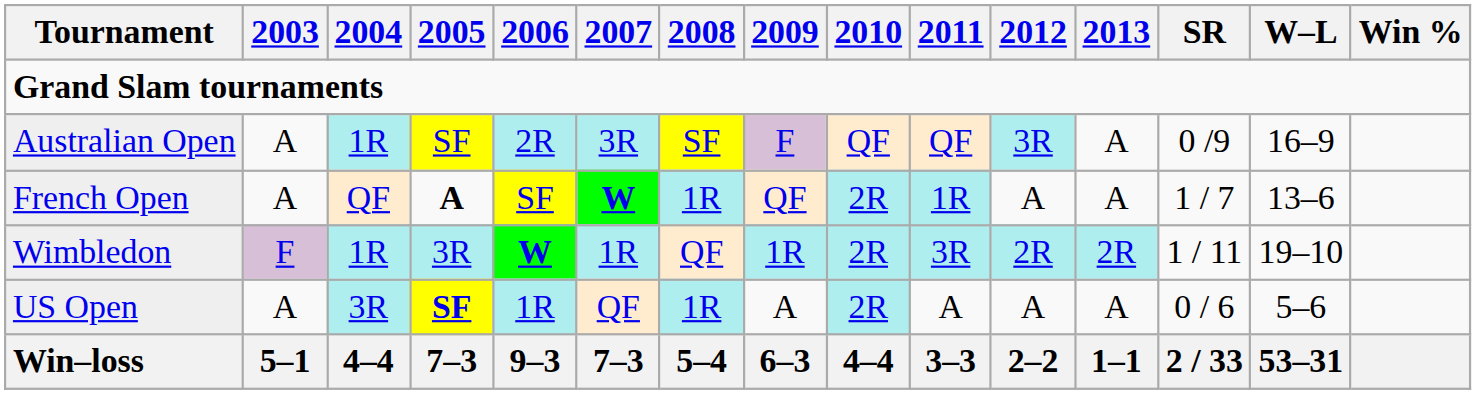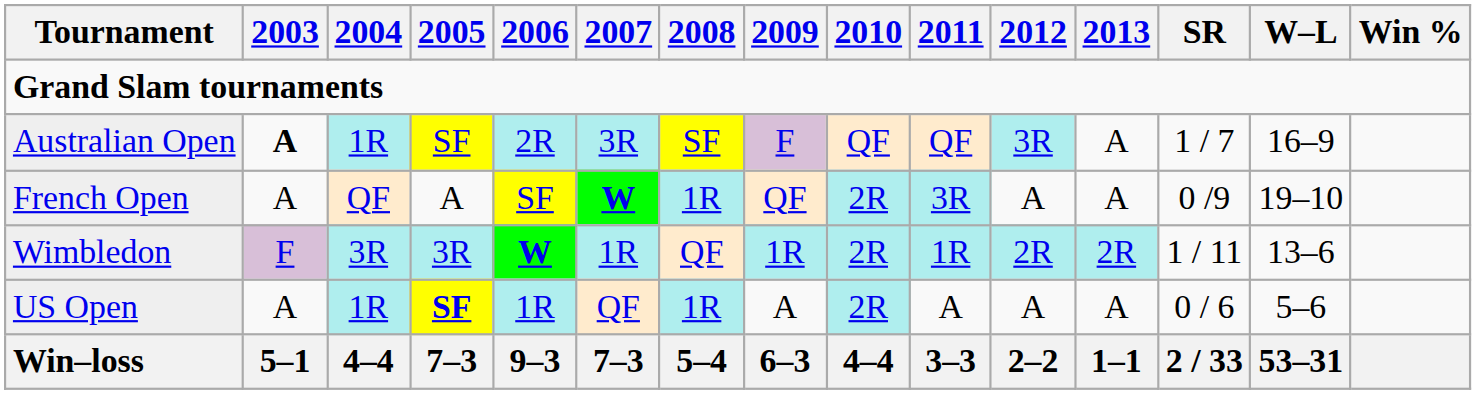(285, 141) normal -> (285, 141) bold
(1204, 141) 0 /9 -> (1204, 141) 1 / 7
(452, 196) bold -> (452, 196) normal
(951, 196) 1R -> (951, 196) 3R
(1204, 196) 1 / 7 -> (1204, 196) 0 /9
(1301, 196) 13–6 -> (1301, 196) 19–10
(368, 251) 1R -> (368, 251) 3R
(951, 251) 3R -> (951, 251) 1R
(1301, 251) 19–10 -> (1301, 251) 13–6
(368, 306) 3R -> (368, 306) 1R
